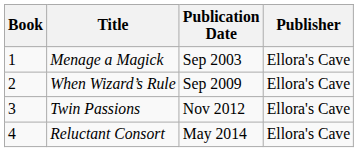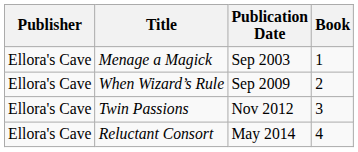columns swapped: (26, 25) <-> (308, 25)
